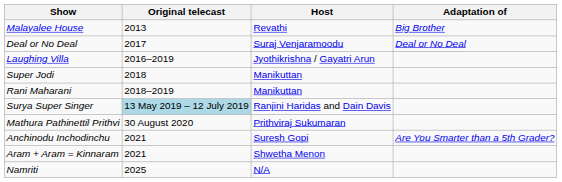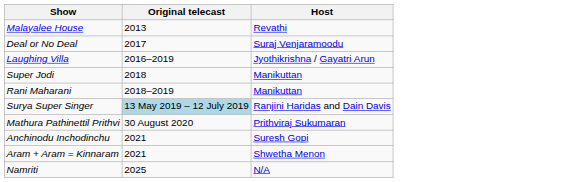- column: (475, 12)
